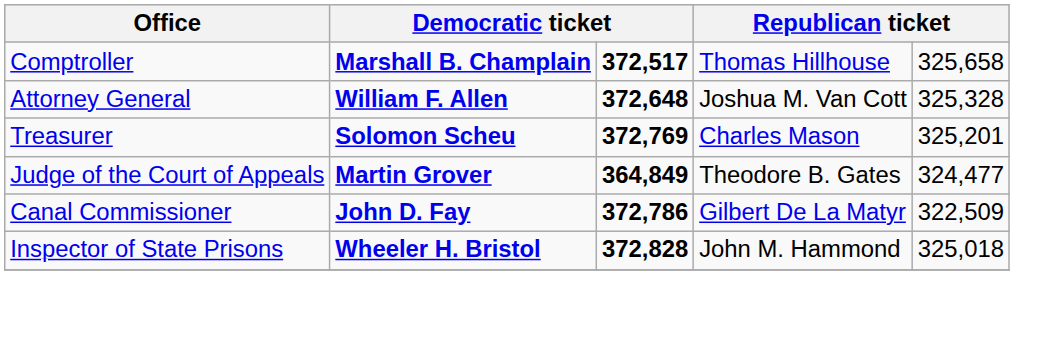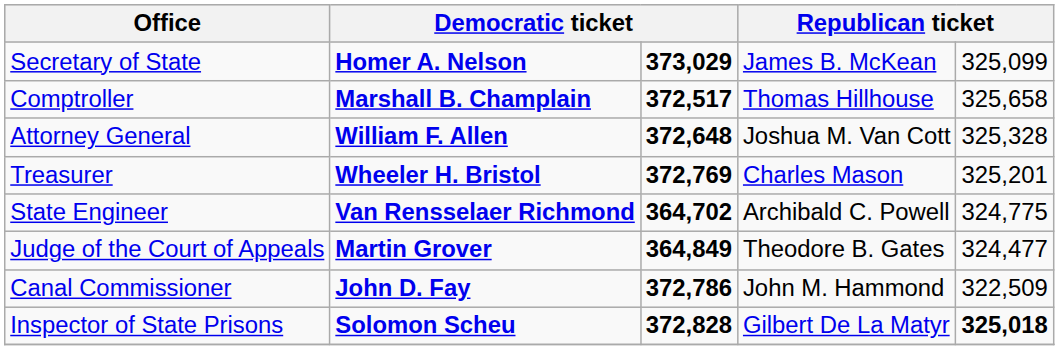+ row: (106, 61)
(425, 136) Solomon Scheu -> (438, 174) Wheeler H. Bristol
+ row: (89, 212)
(803, 212) Gilbert De La Matyr -> (844, 288) John M. Hammond
(438, 250) Wheeler H. Bristol -> (425, 325) Solomon Scheu
(800, 250) John M. Hammond -> (846, 325) Gilbert De La Matyr
(961, 250) normal -> (1005, 325) bold
